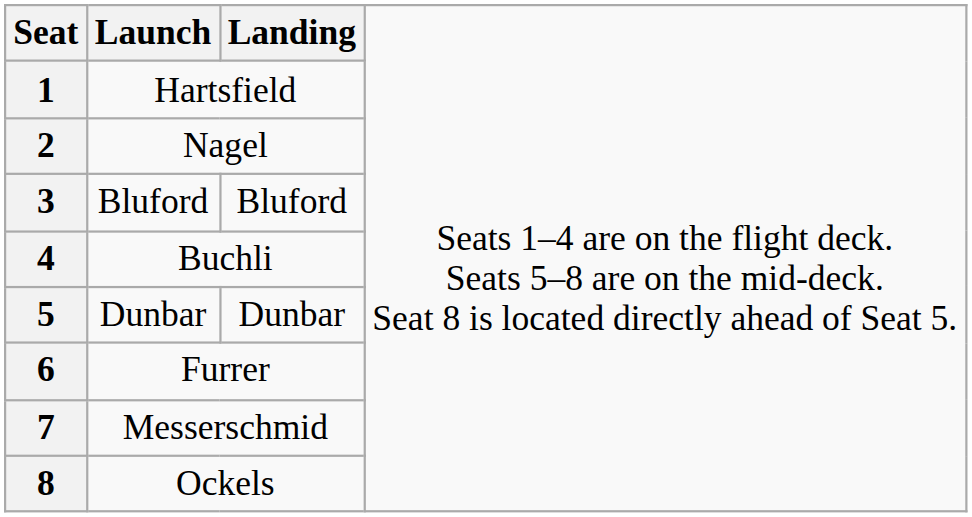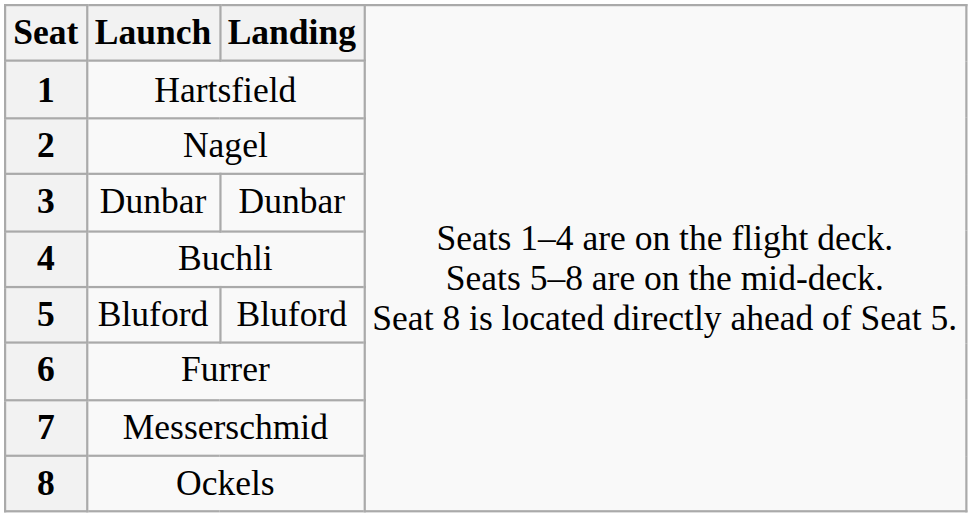(153, 201) Bluford -> (153, 201) Dunbar
(292, 201) Bluford -> (292, 201) Dunbar
(153, 314) Dunbar -> (153, 314) Bluford
(292, 314) Dunbar -> (292, 314) Bluford
